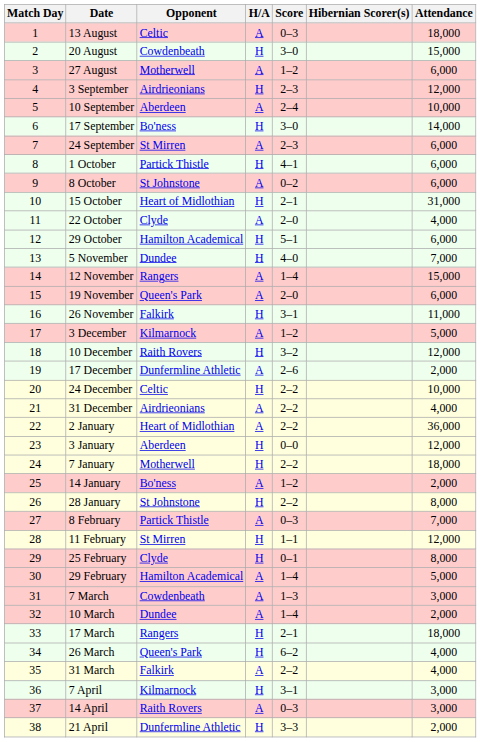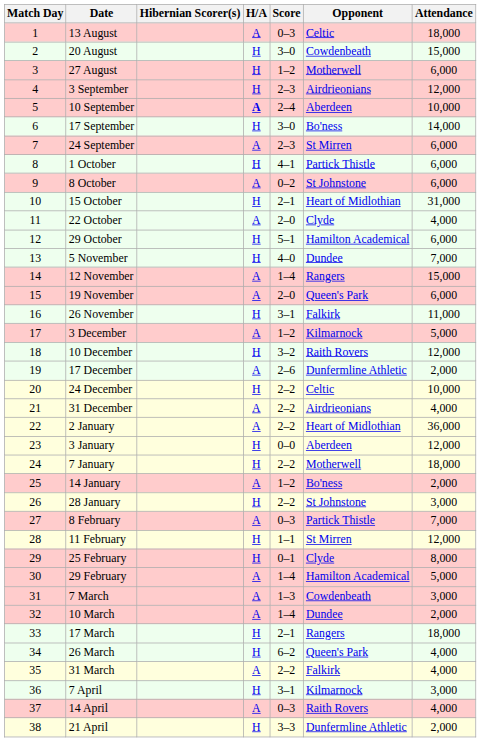columns swapped: (191, 13) <-> (359, 13)
(259, 70) A -> (256, 70) H
(259, 107) normal -> (256, 107) bold
(444, 502) 8,000 -> (444, 502) 3,000
(444, 708) 3,000 -> (444, 708) 4,000
